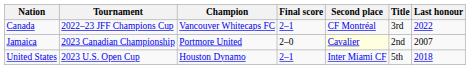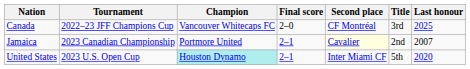(286, 27) 2–1 -> (286, 27) 2–0
(423, 27) 2022 -> (423, 27) 2025
(286, 42) 2–0 -> (286, 42) 2–1
(212, 57) no background -> (212, 57) paleturquoise background
(423, 57) 2018 -> (423, 57) 2020
